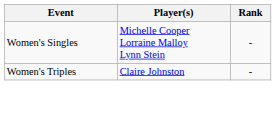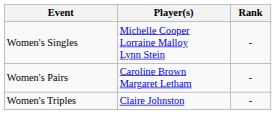+ row: (37, 78)
